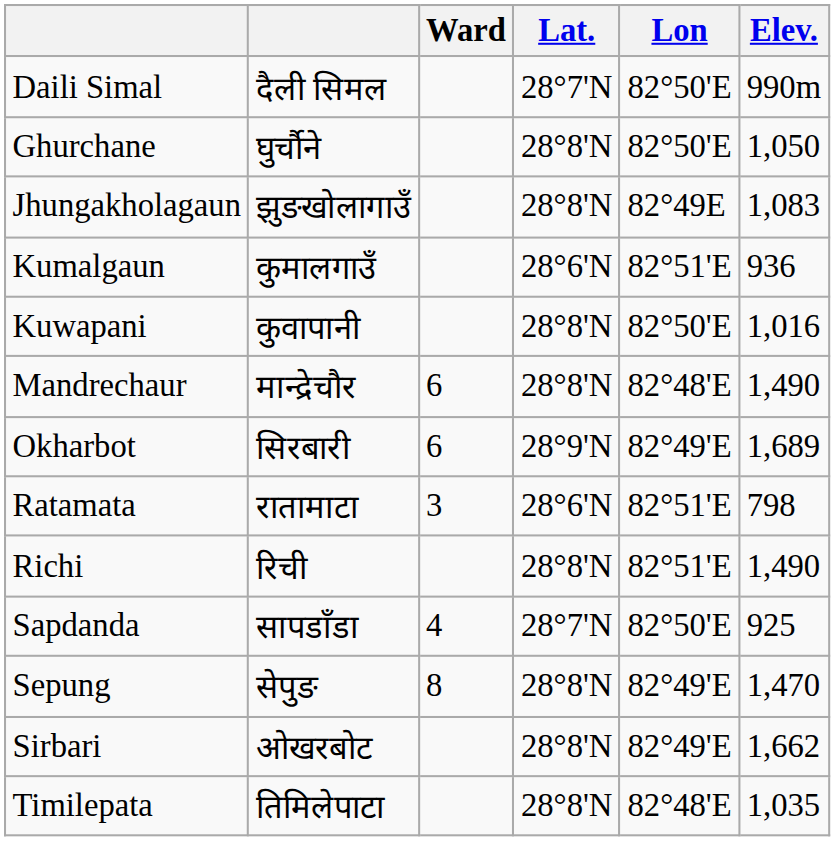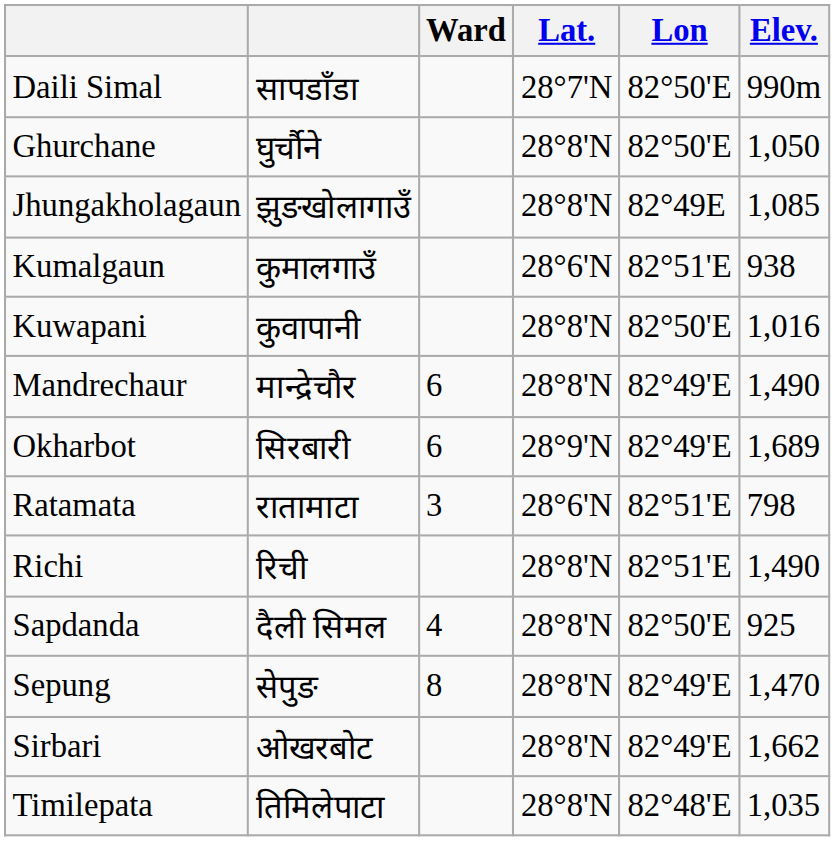(321, 88) दैली सिमल -> (307, 88) सापडाँडा
(783, 206) 1,083 -> (783, 206) 1,085
(771, 266) 936 -> (771, 266) 938
(680, 385) 82°48'E -> (680, 385) 82°49'E
(307, 627) सापडाँडा -> (321, 627) दैली सिमल
(567, 625) 28°7'N -> (567, 625) 28°8'N
